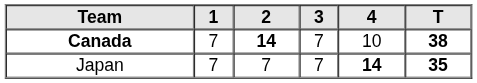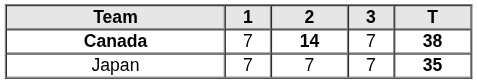- column: (372, 17)
